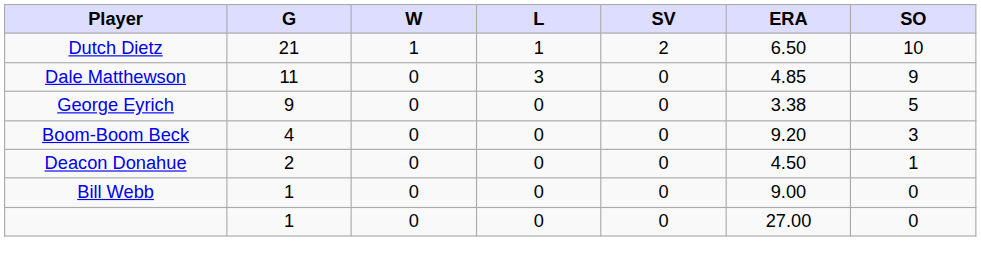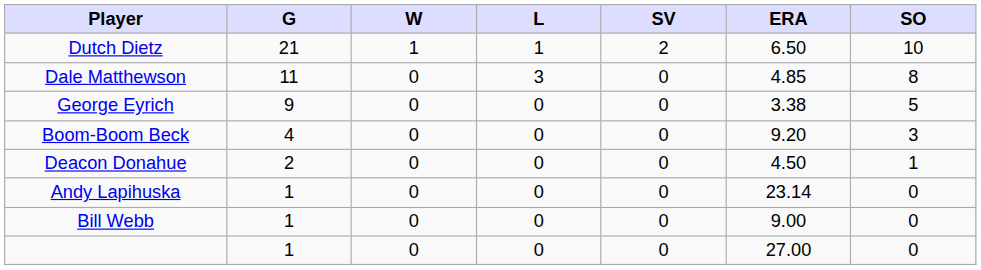(913, 76) 9 -> (913, 76) 8
+ row: (116, 192)
